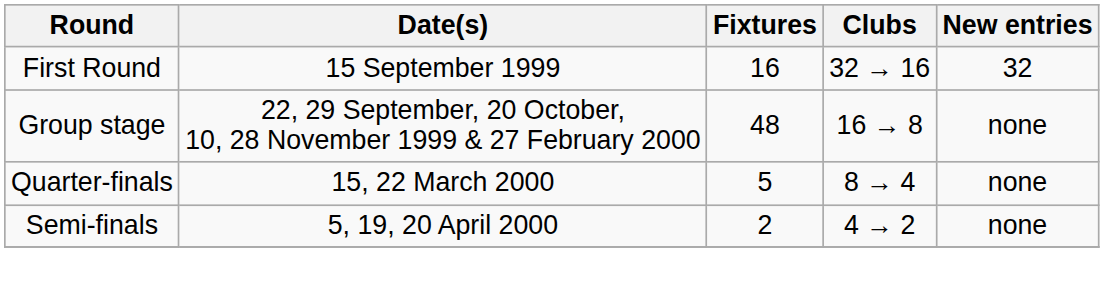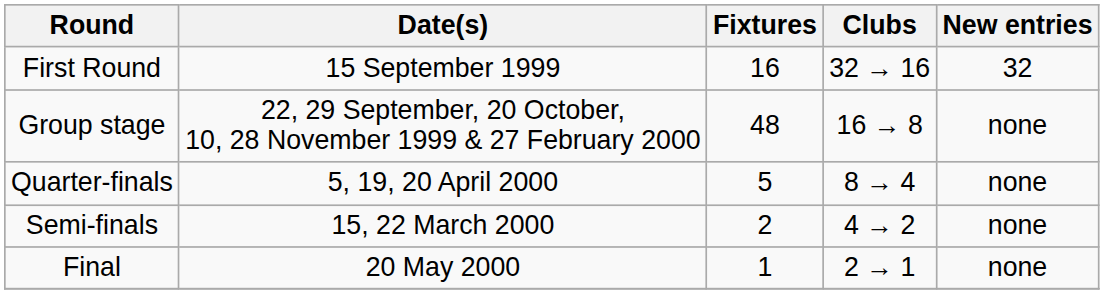(443, 182) 15, 22 March 2000 -> (443, 182) 5, 19, 20 April 2000
(443, 225) 5, 19, 20 April 2000 -> (443, 225) 15, 22 March 2000
+ row: (92, 267)
